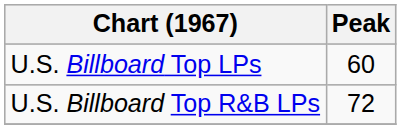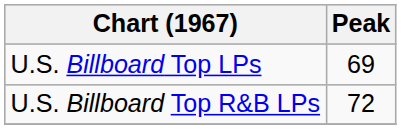(361, 64) 60 -> (361, 64) 69
